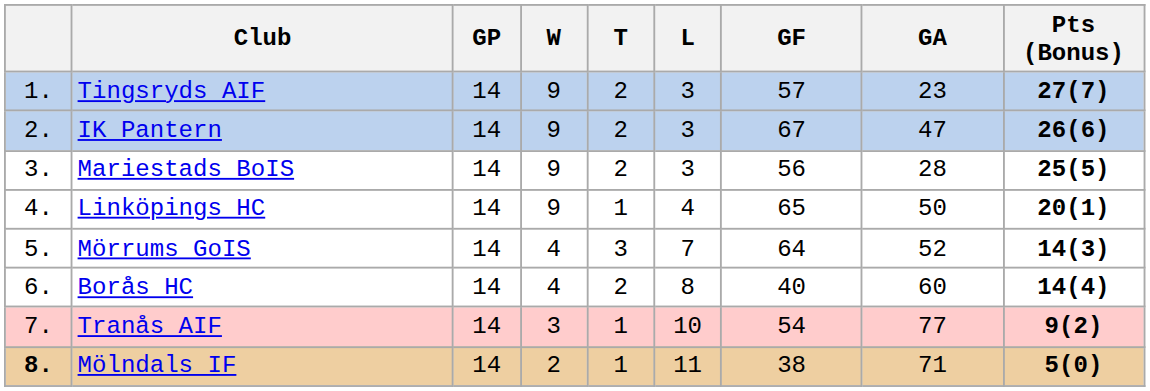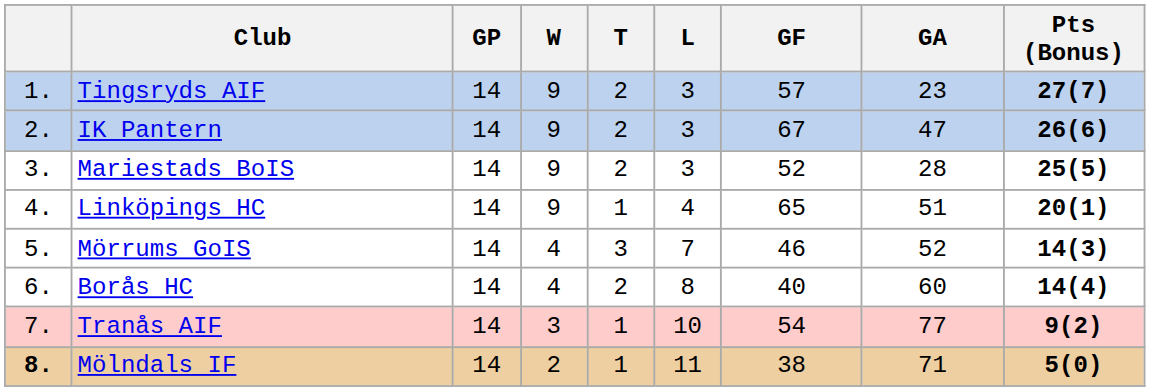(792, 170) 56 -> (792, 170) 52
(933, 209) 50 -> (933, 209) 51
(792, 248) 64 -> (792, 248) 46
